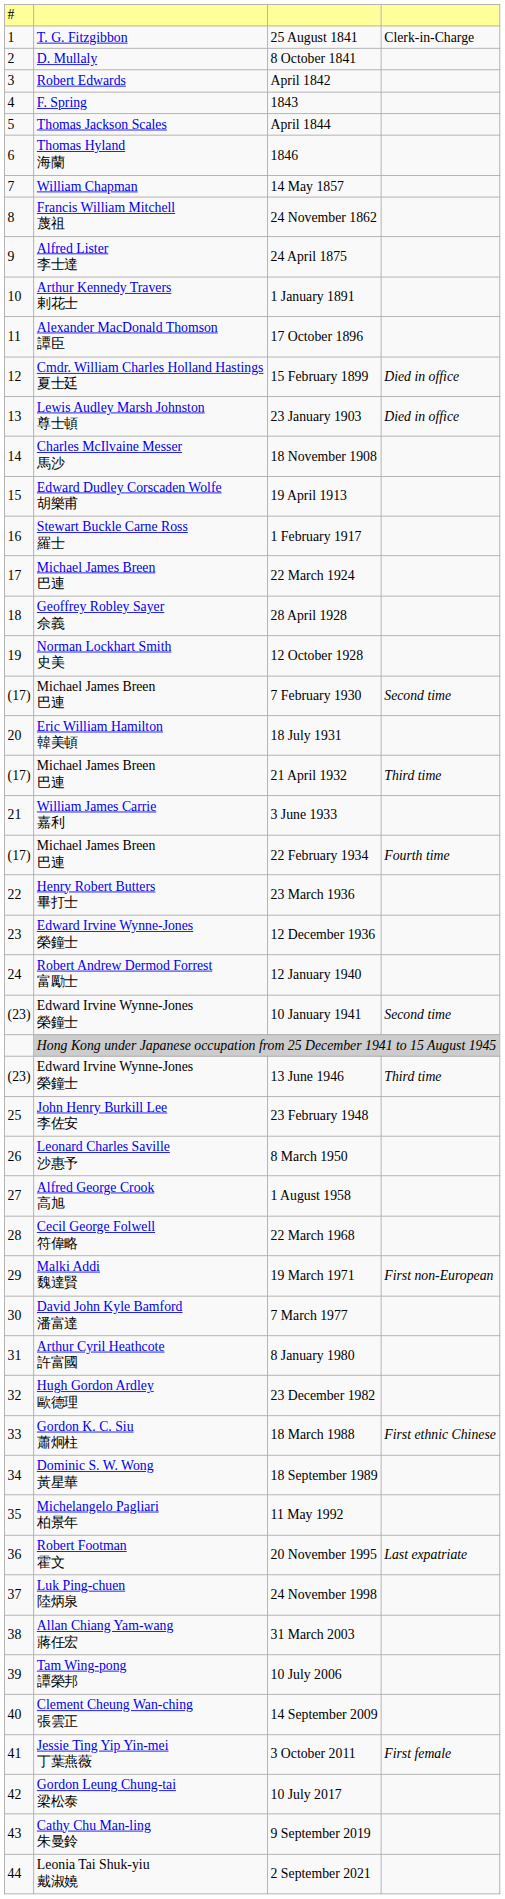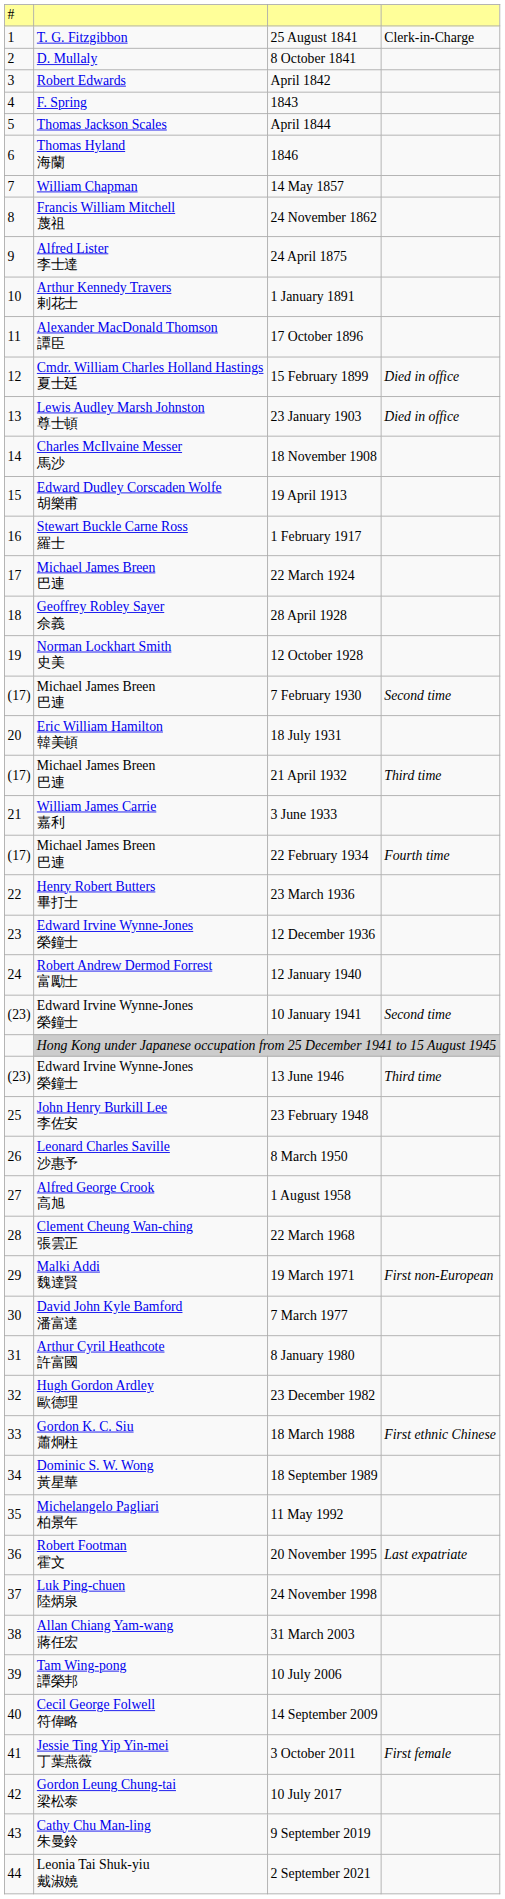(96, 1235) Cecil George Folwell 符偉略 -> (115, 1235) Clement Cheung Wan-ching 張雲正
(115, 1713) Clement Cheung Wan-ching 張雲正 -> (96, 1713) Cecil George Folwell 符偉略
